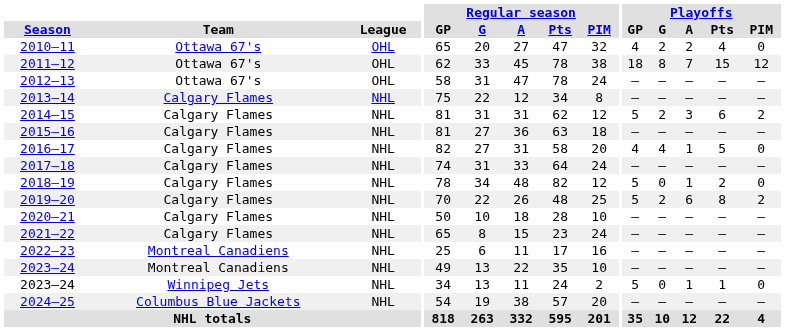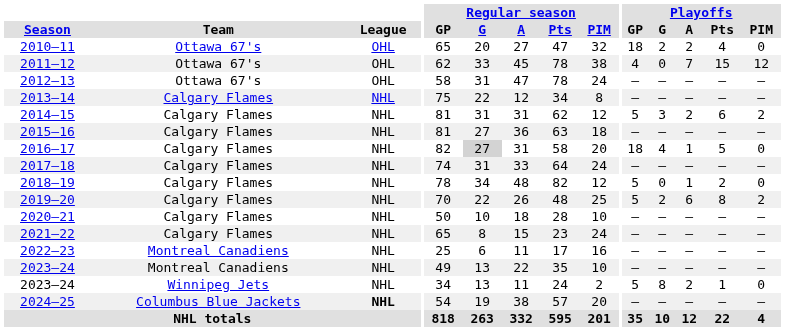(635, 46) 4 -> (635, 46) 18
(635, 64) 18 -> (635, 64) 4
(662, 64) 8 -> (662, 64) 0
(662, 114) 2 -> (662, 114) 3
(689, 114) 3 -> (689, 114) 2
(482, 148) no background -> (482, 148) lightgrey background
(635, 148) 4 -> (635, 148) 18
(662, 284) 0 -> (662, 284) 8
(689, 284) 1 -> (689, 284) 2
(383, 302) normal -> (383, 302) bold
